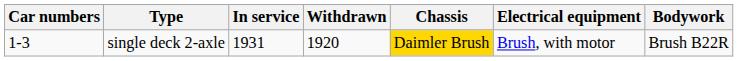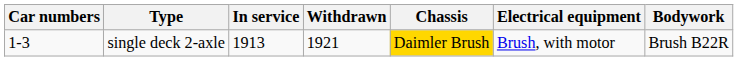(249, 42) 1931 -> (249, 42) 1913
(323, 42) 1920 -> (323, 42) 1921
